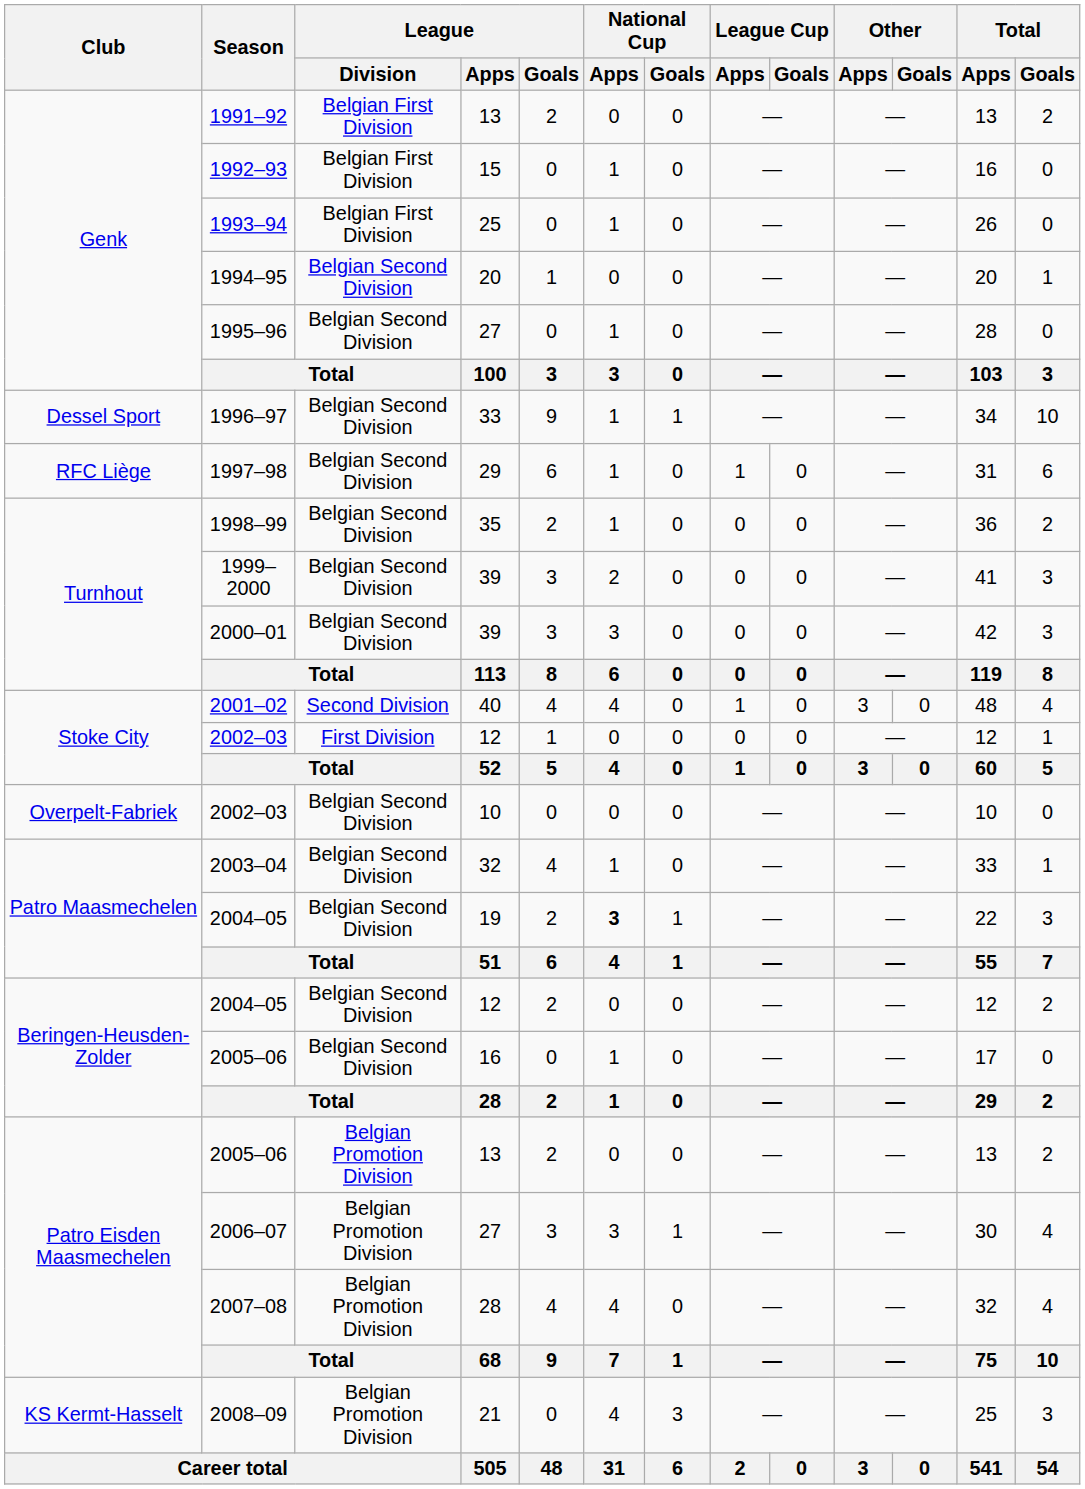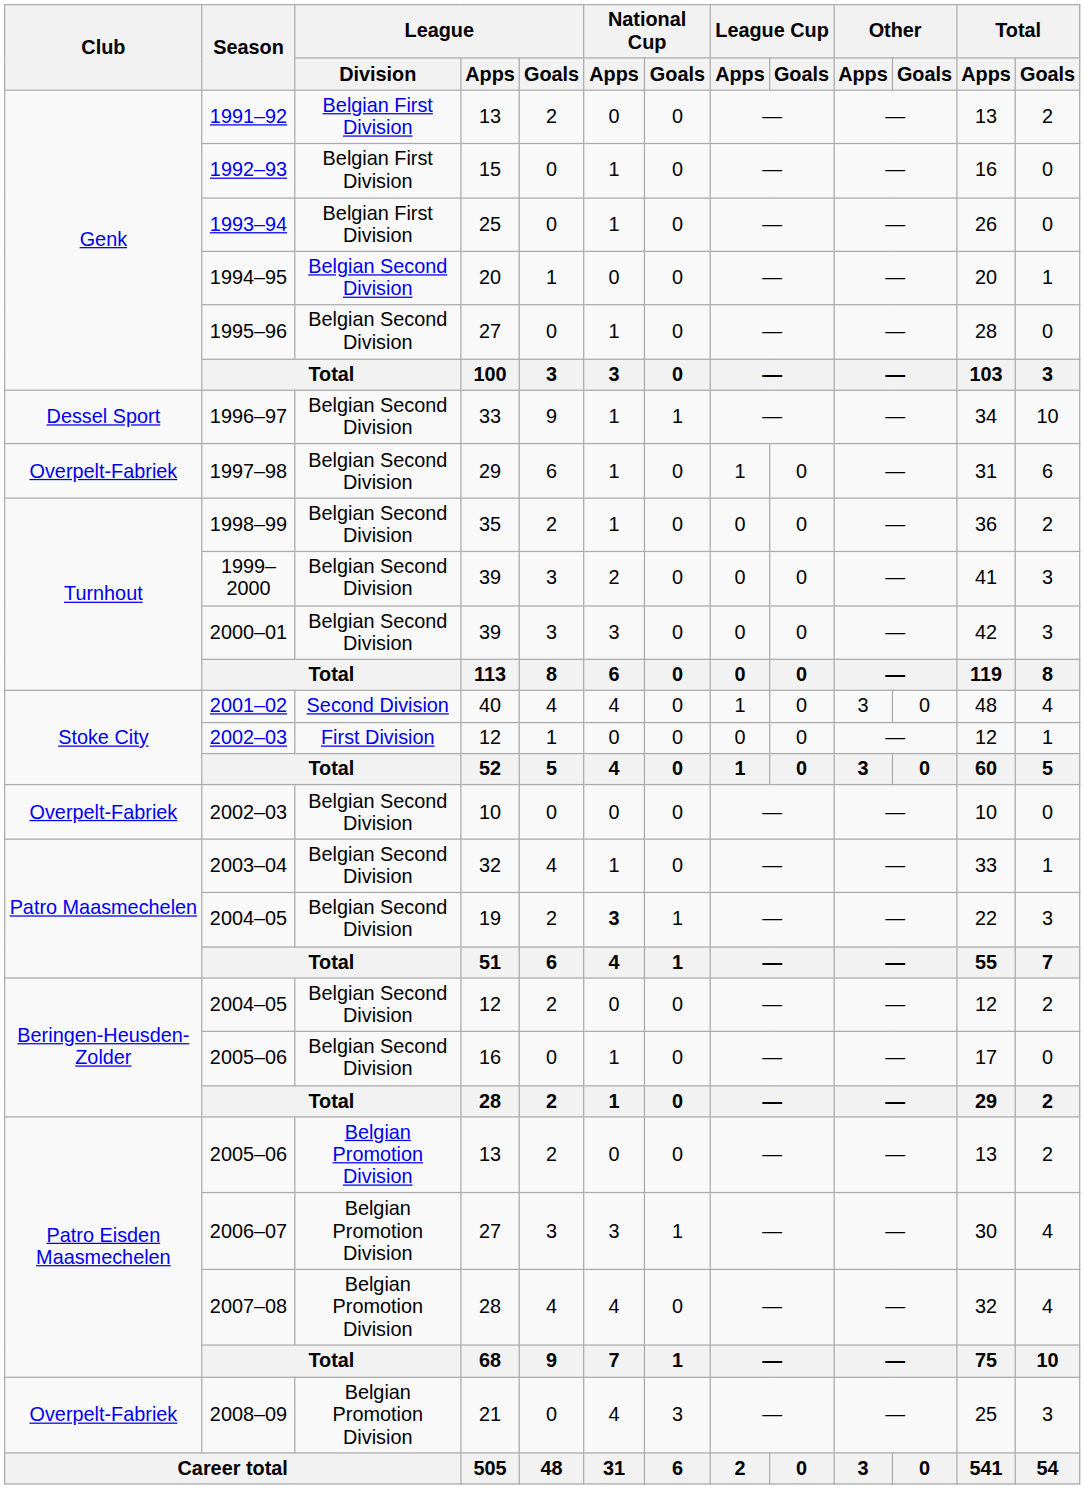(103, 470) RFC Liège -> (103, 470) Overpelt-Fabriek
(103, 1414) KS Kermt-Hasselt -> (103, 1414) Overpelt-Fabriek
